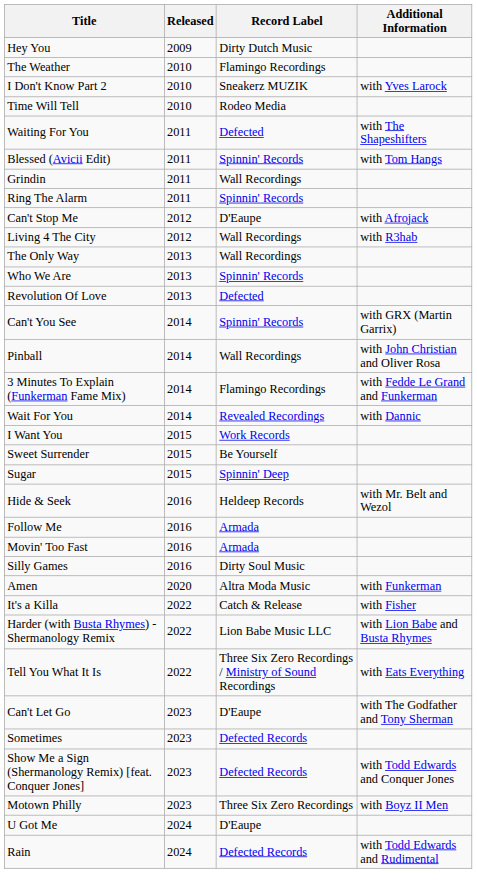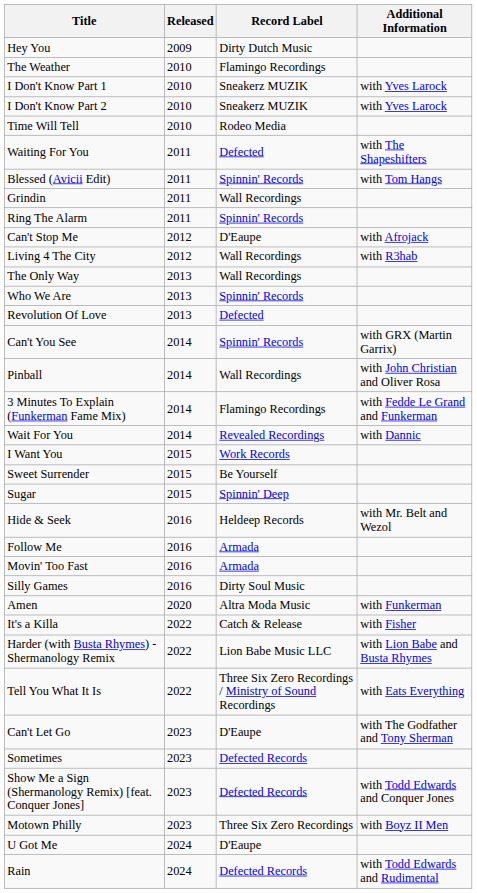+ row: (57, 86)
